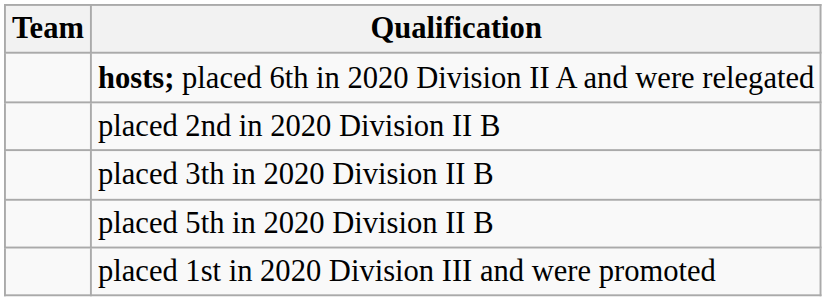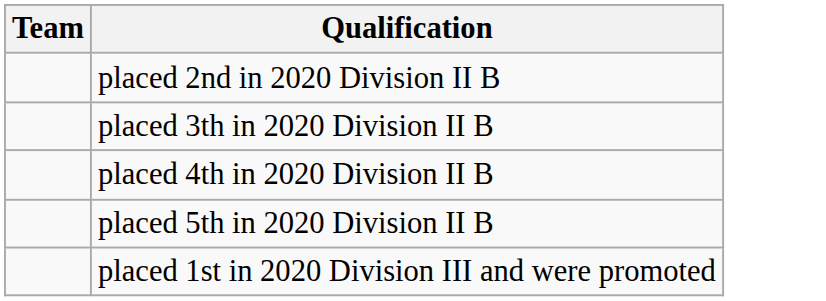- row: (456, 77)
+ row: (296, 174)
